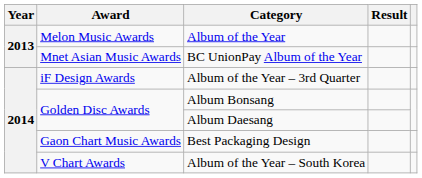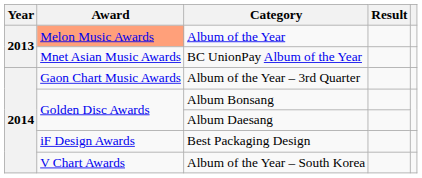(97, 36) no background -> (97, 36) lightsalmon background
(88, 78) iF Design Awards -> (111, 78) Gaon Chart Music Awards
(111, 141) Gaon Chart Music Awards -> (88, 141) iF Design Awards
